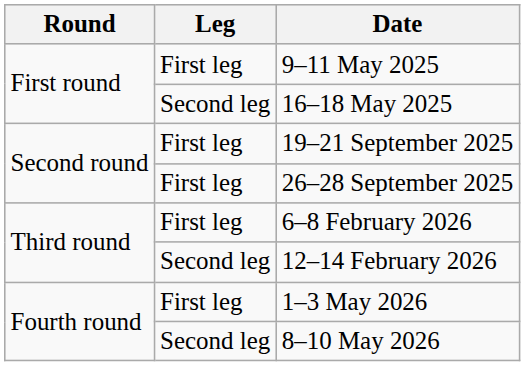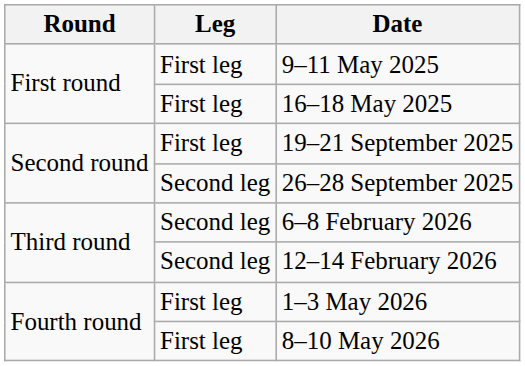(215, 103) Second leg -> (201, 103) First leg
(201, 182) First leg -> (215, 182) Second leg
(201, 222) First leg -> (215, 222) Second leg
(215, 340) Second leg -> (201, 340) First leg
